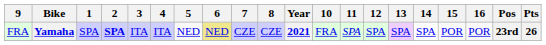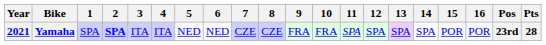columns swapped: (299, 13) <-> (18, 13)
(217, 31) khaki background -> (218, 31) no background
(531, 31) 26 -> (531, 31) 28
